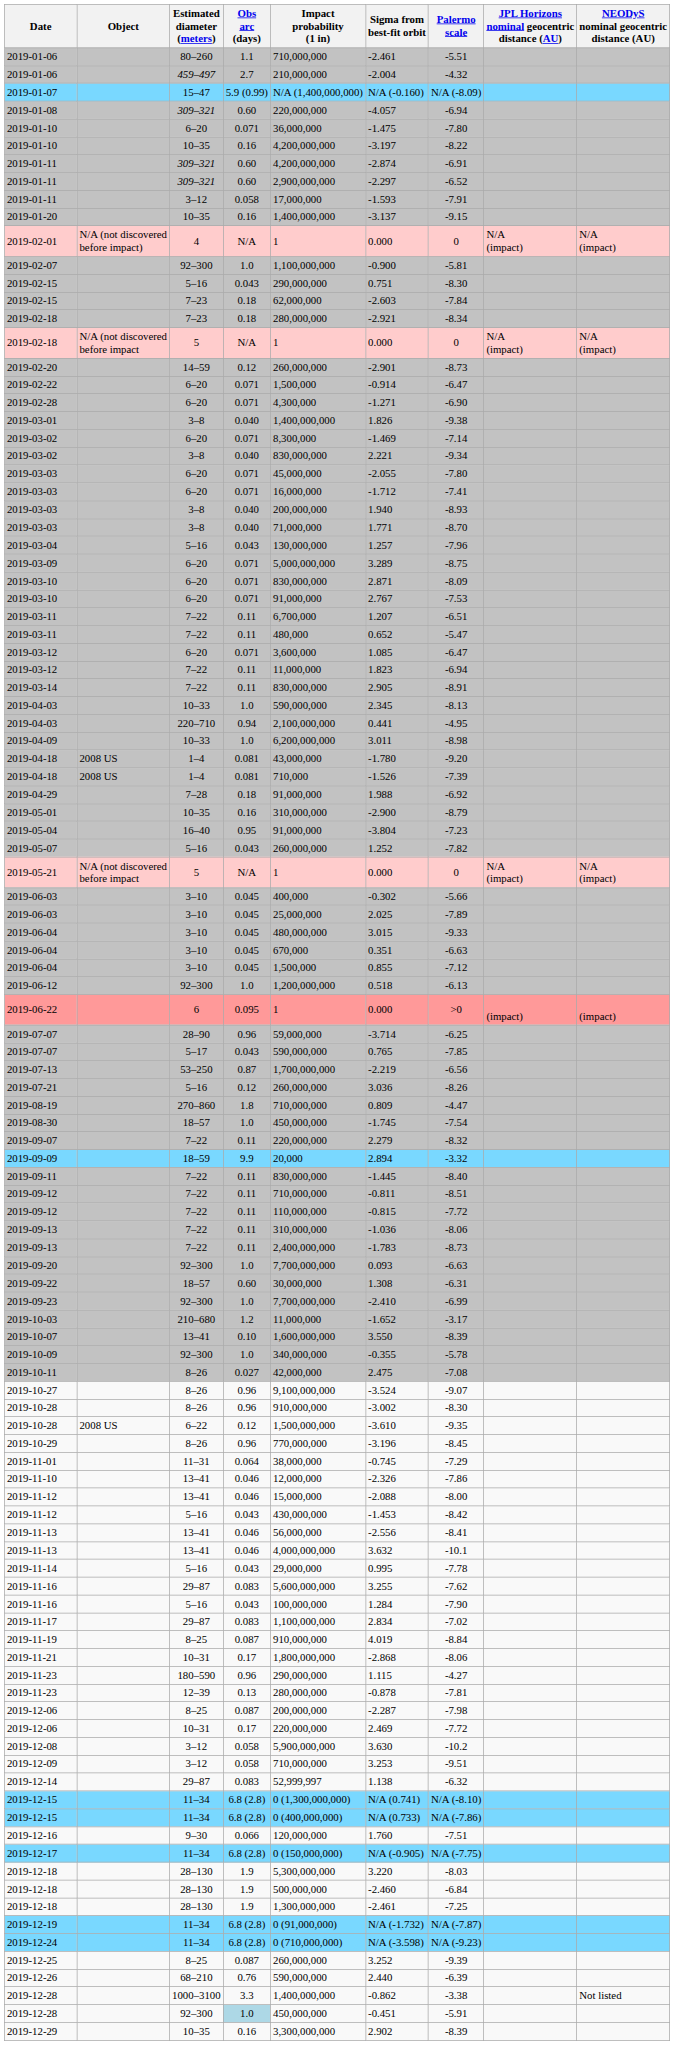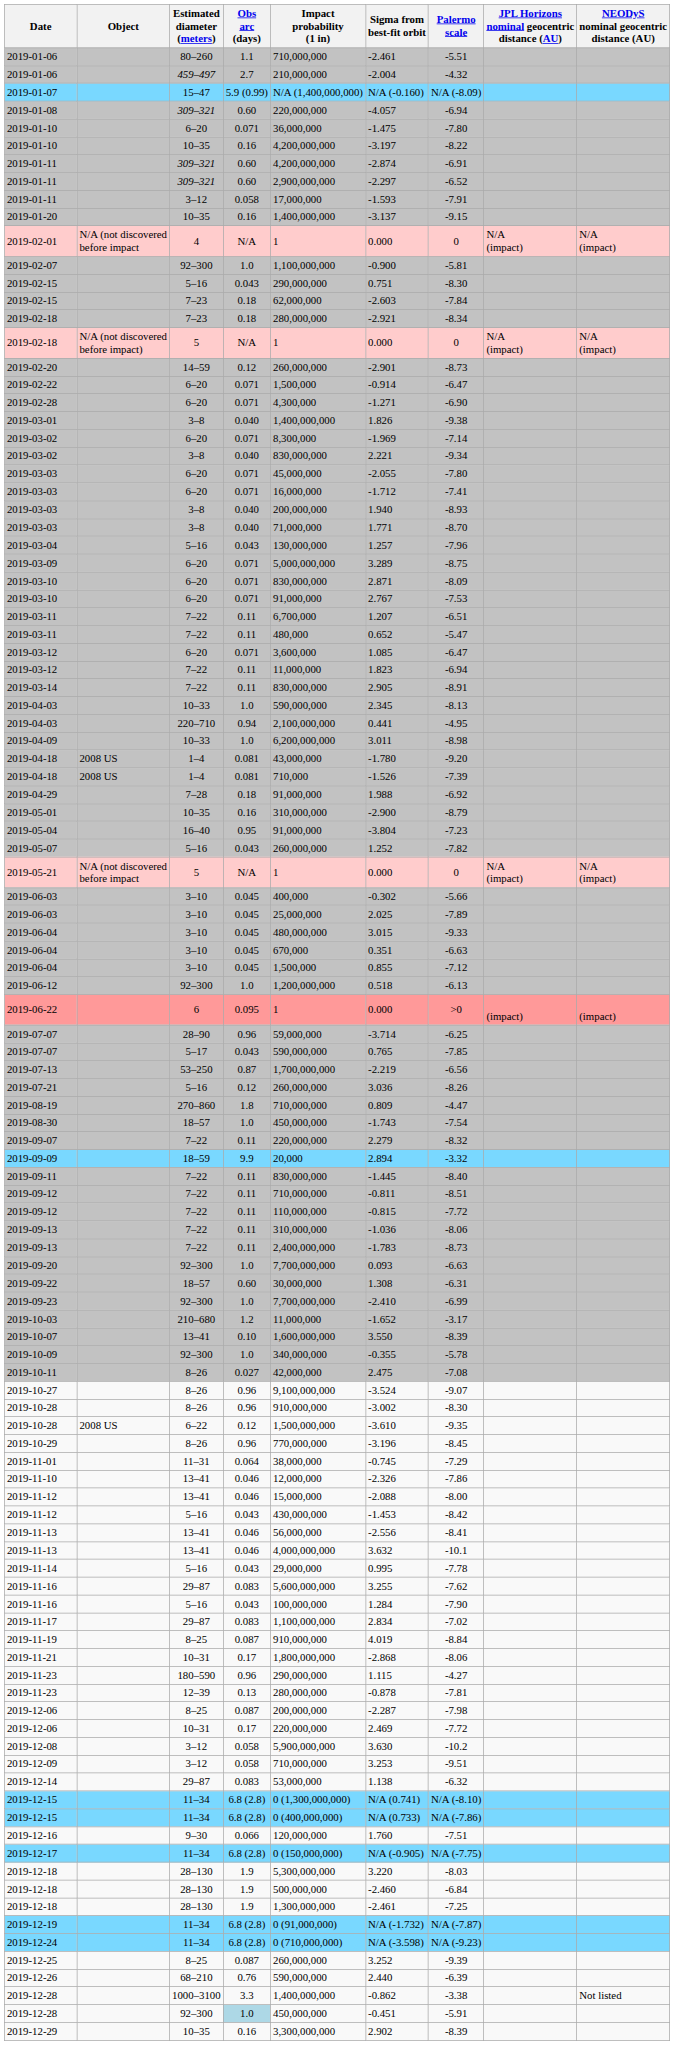(123, 241) N/A (not discovered before impact) -> (123, 241) N/A (not discovered before impact
(123, 343) N/A (not discovered before impact -> (123, 343) N/A (not discovered before impact)
(382, 438) -1.469 -> (382, 438) -1.969
(382, 1123) -1.745 -> (382, 1123) -1.743
(297, 1782) 52,999,997 -> (297, 1782) 53,000,000
